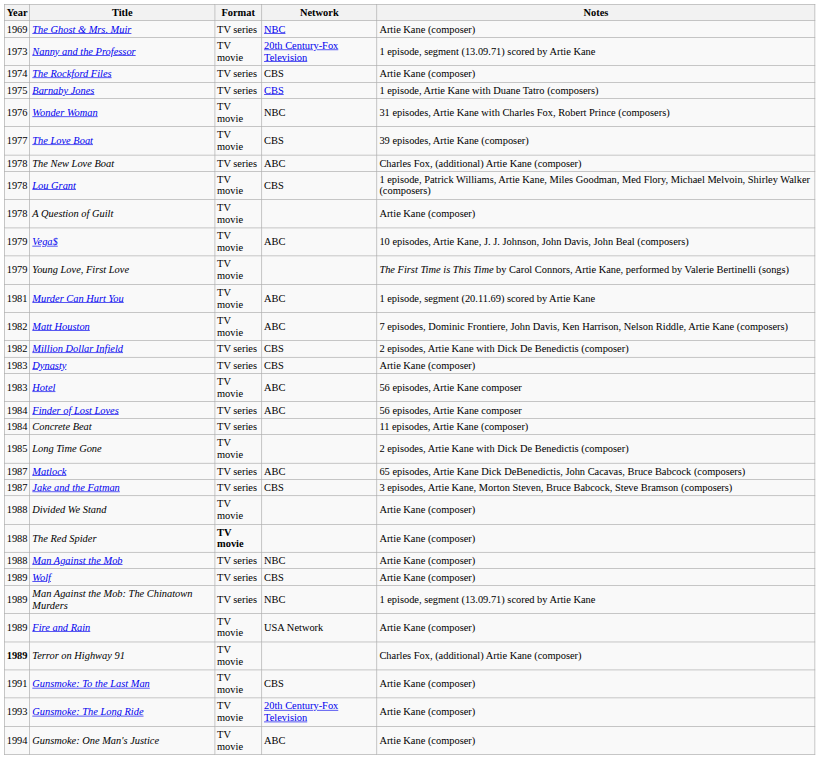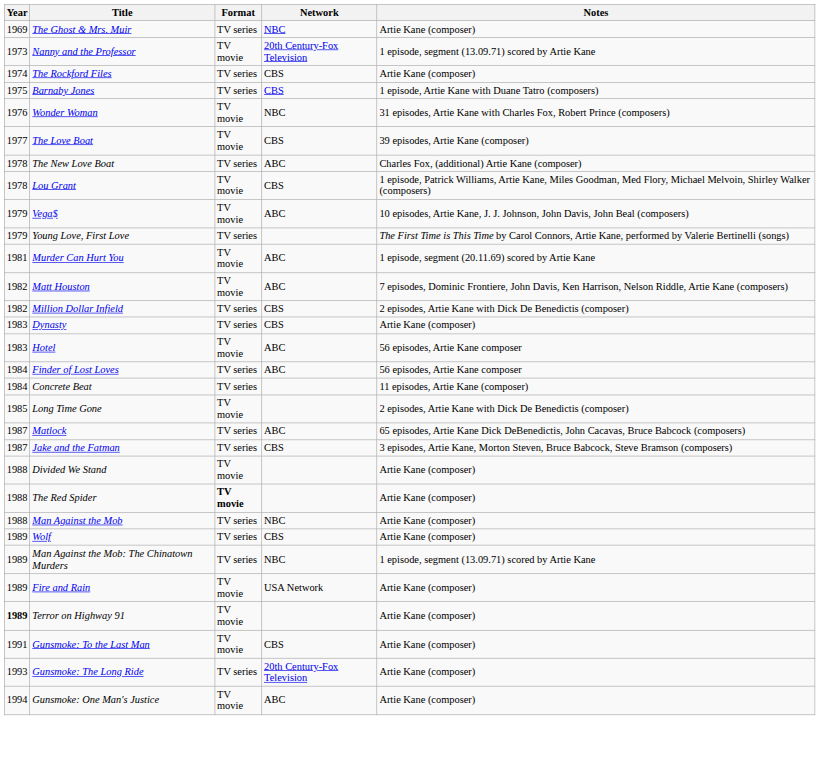- row: (73, 213)
(230, 270) TV movie -> (237, 236) TV series
(480, 655) Charles Fox, (additional) Artie Kane (composer) -> (427, 616) Artie Kane (composer)
(230, 712) TV movie -> (237, 672) TV series
